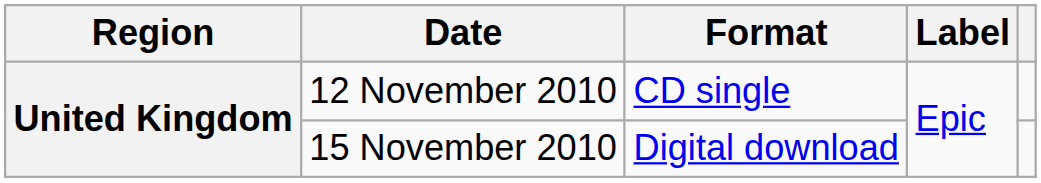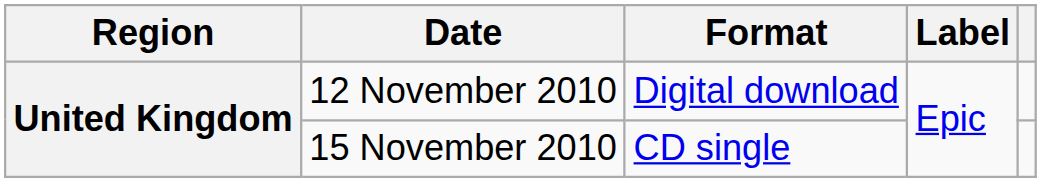(712, 90) CD single -> (766, 90) Digital download
(766, 147) Digital download -> (712, 147) CD single
